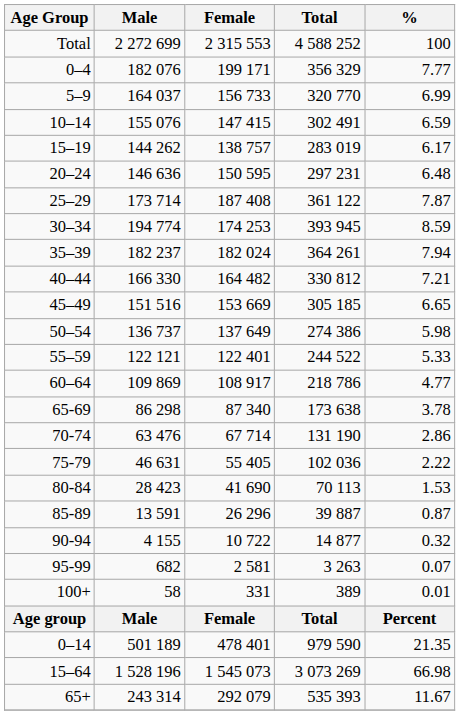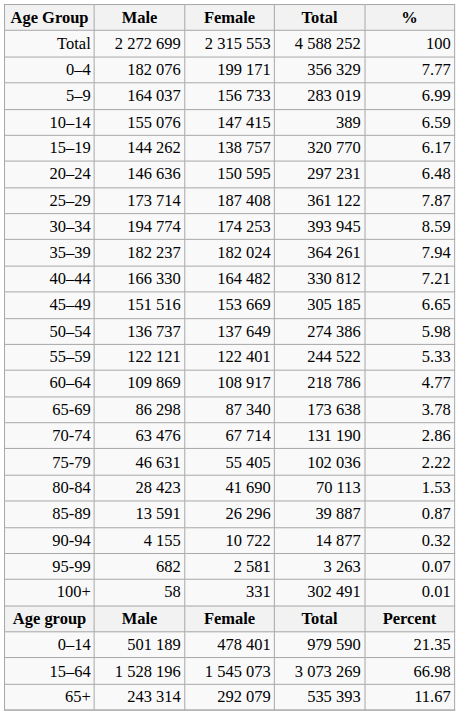(334, 95) 320 770 -> (334, 95) 283 019
(334, 122) 302 491 -> (348, 122) 389
(334, 148) 283 019 -> (334, 148) 320 770
(348, 592) 389 -> (334, 592) 302 491
